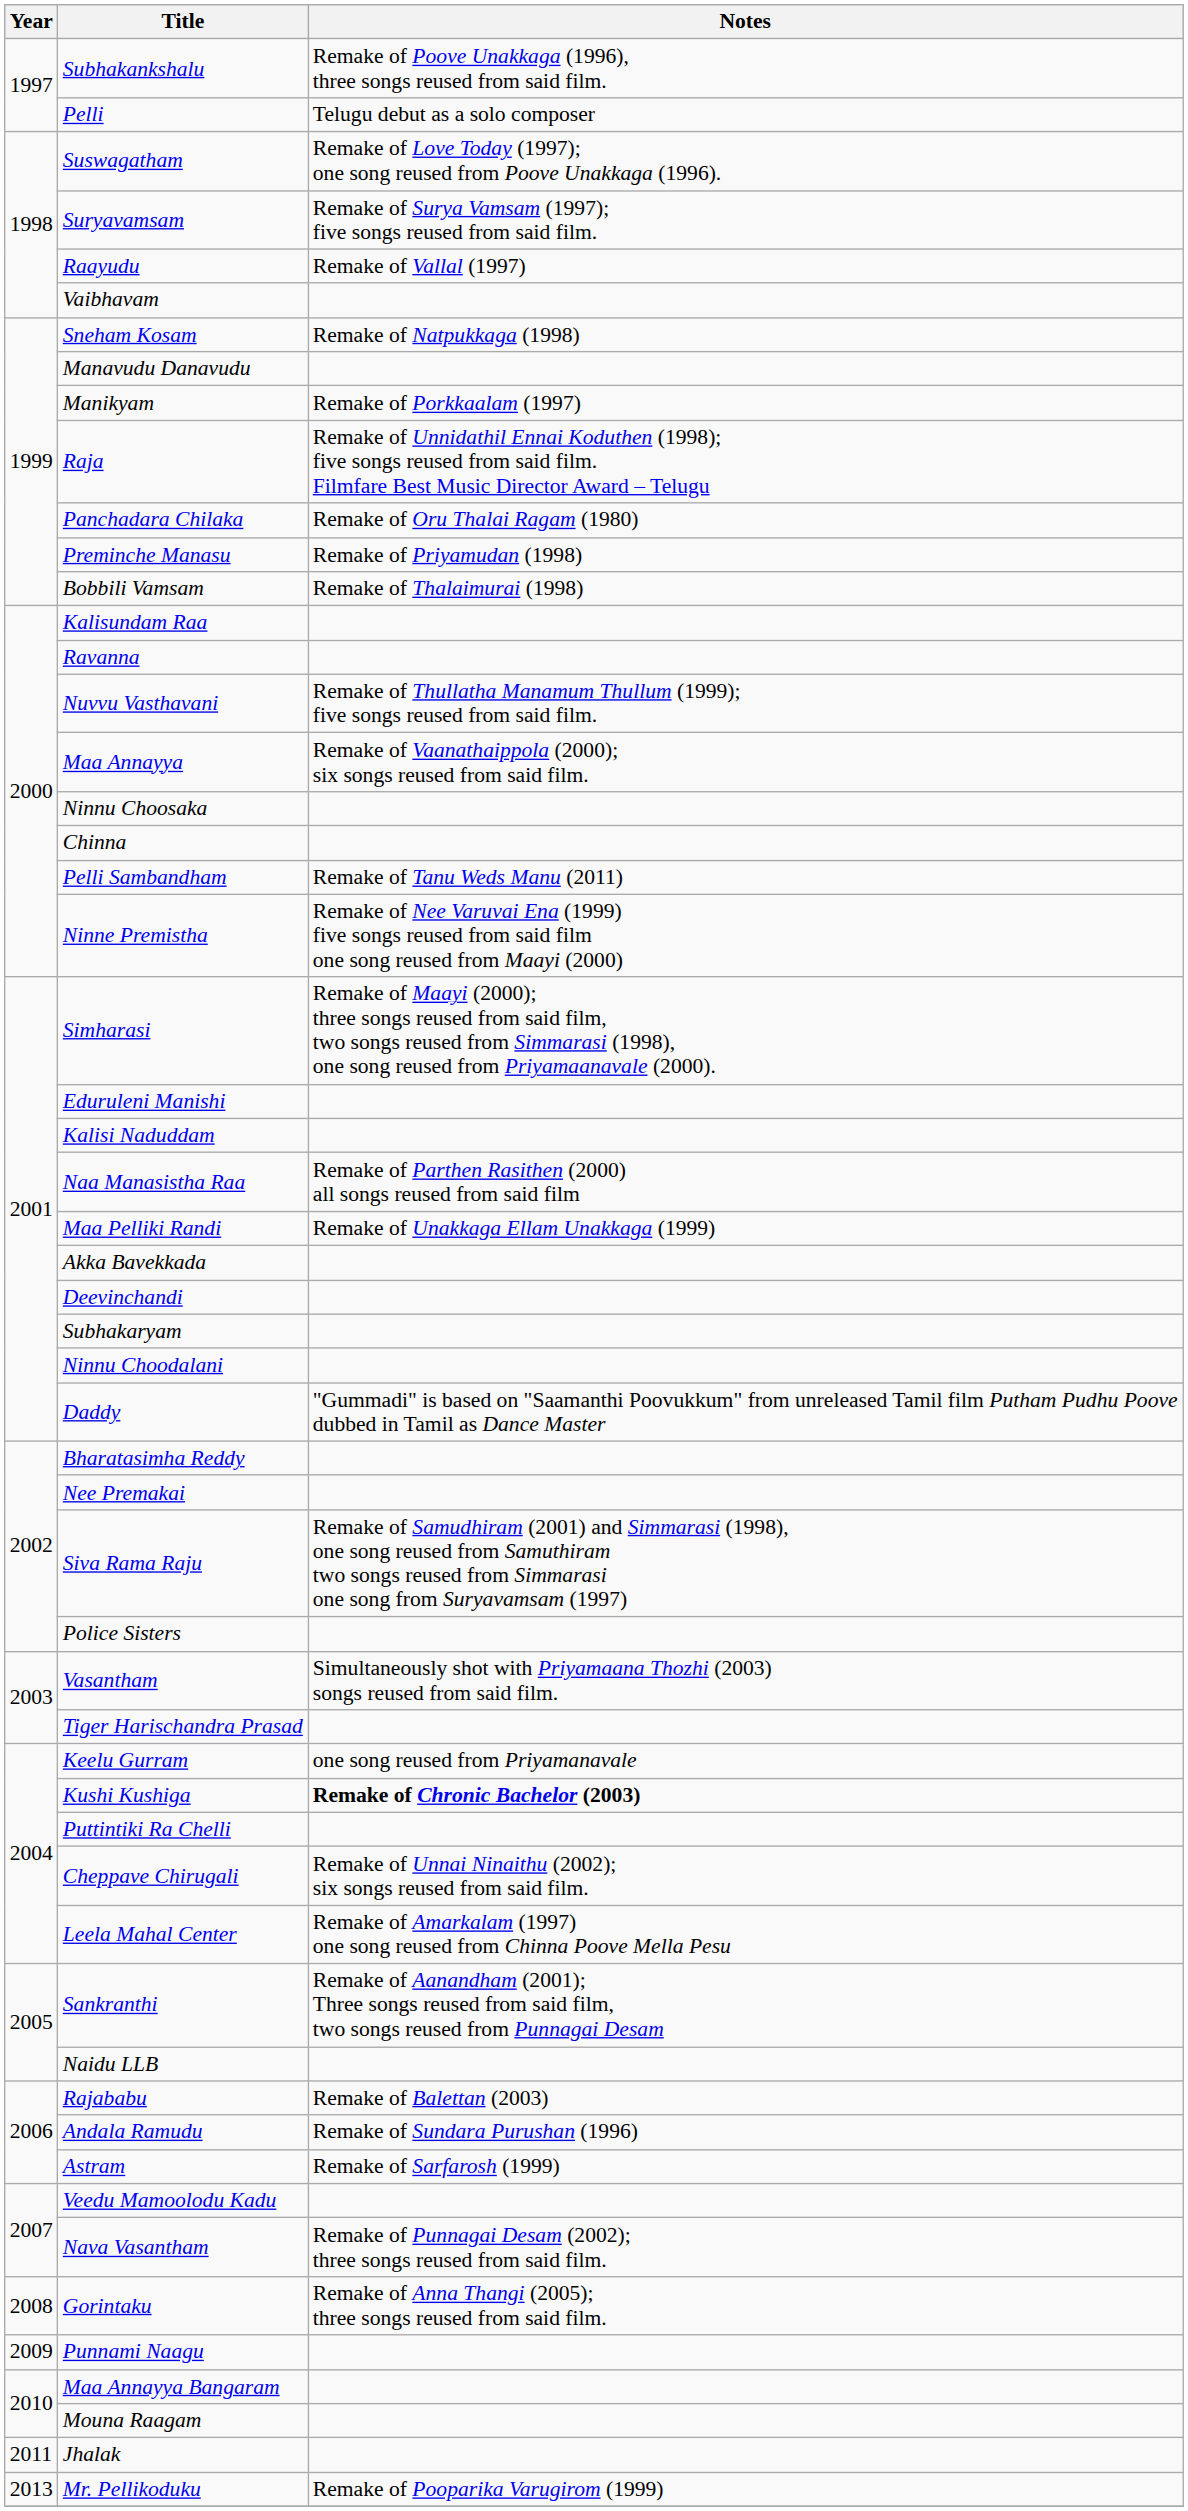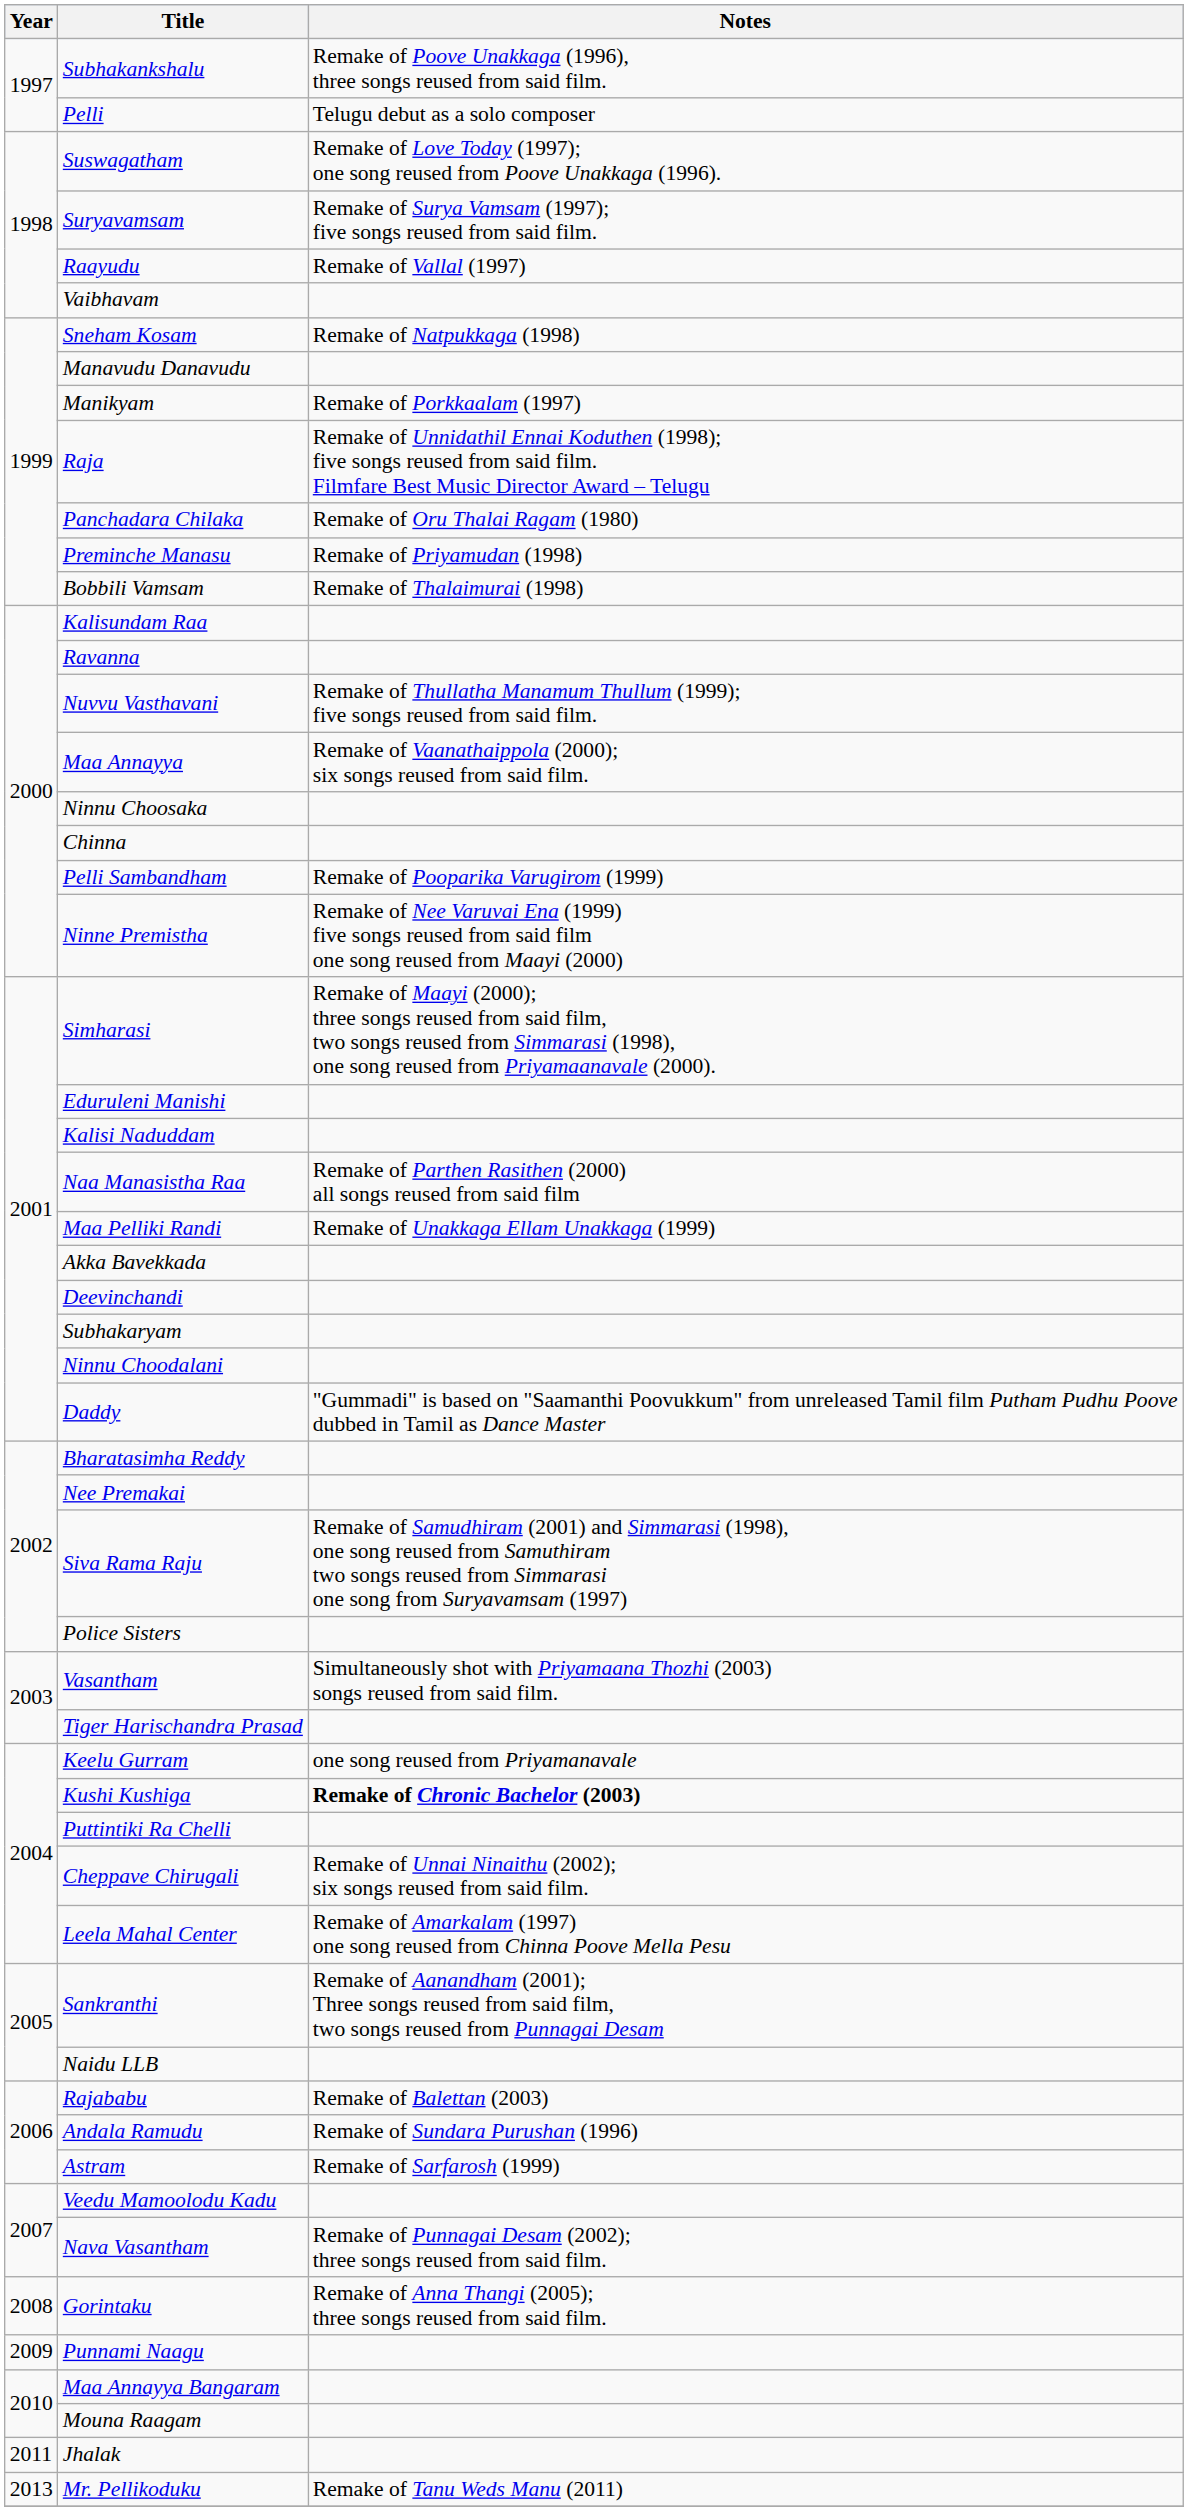(468, 876) Remake of Tanu Weds Manu (2011) -> (488, 876) Remake of Pooparika Varugirom (1999)
(488, 2488) Remake of Pooparika Varugirom (1999) -> (468, 2488) Remake of Tanu Weds Manu (2011)
